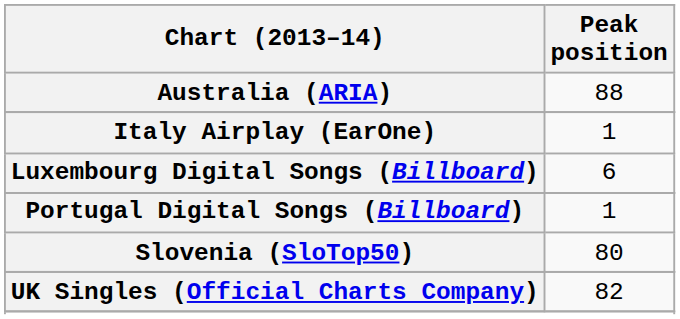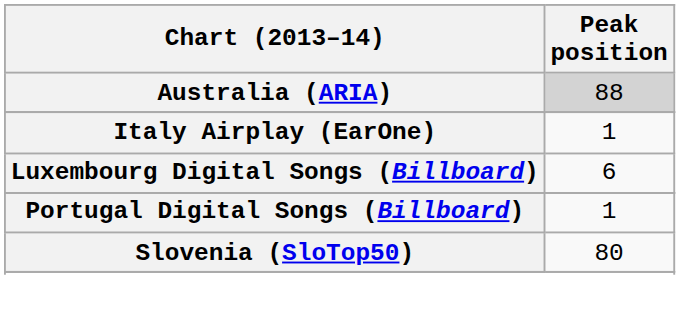(609, 93) no background -> (609, 93) lightgrey background
- row: (275, 292)
